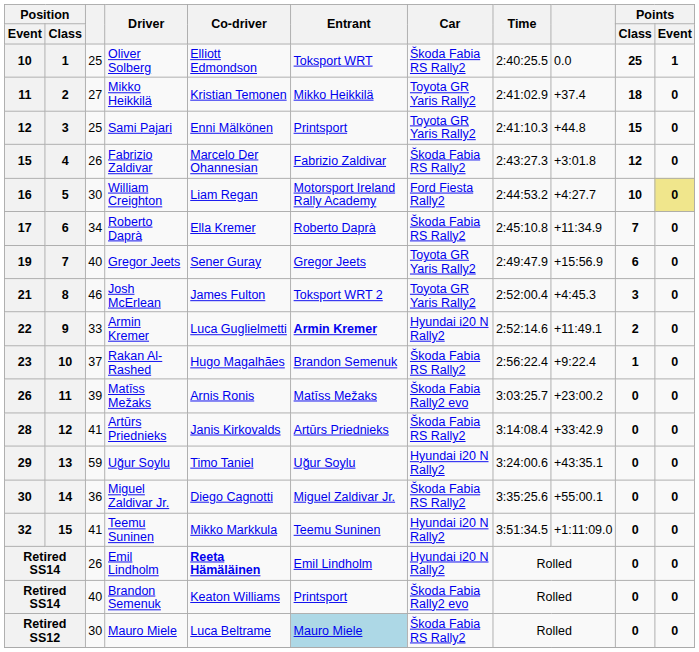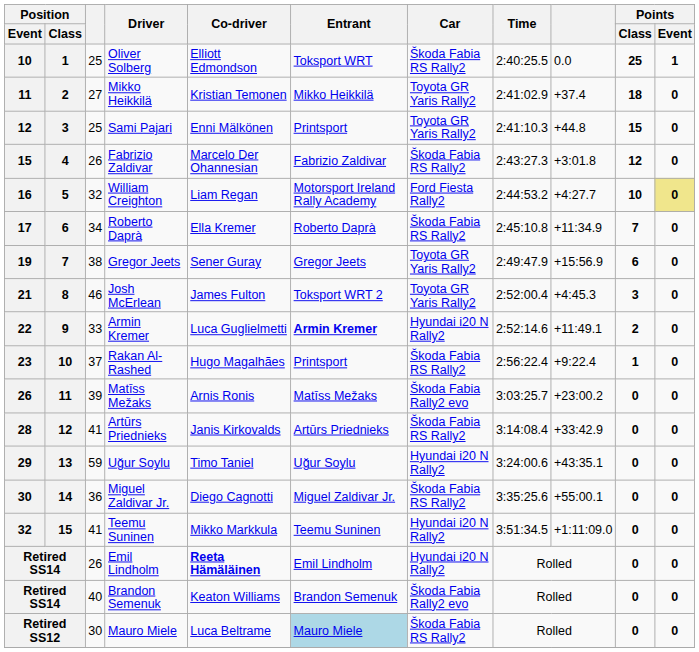(95, 194) 30 -> (95, 194) 32
(95, 261) 40 -> (95, 261) 38
(345, 362) Brandon Semenuk -> (320, 362) Printsport
(320, 597) Printsport -> (345, 597) Brandon Semenuk
